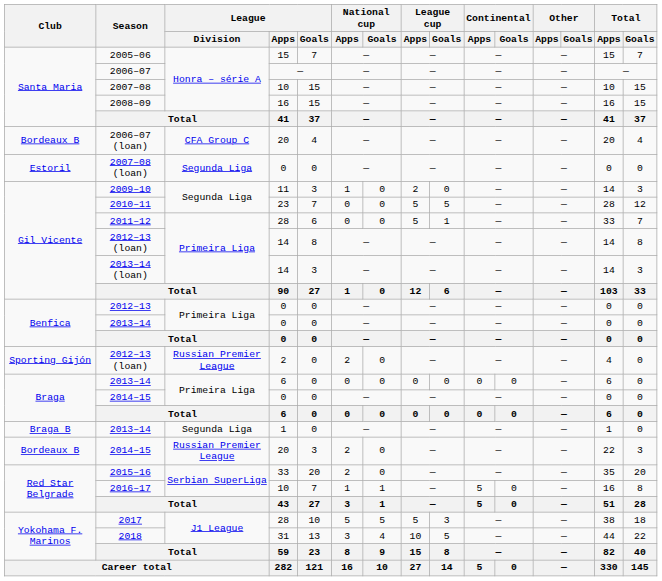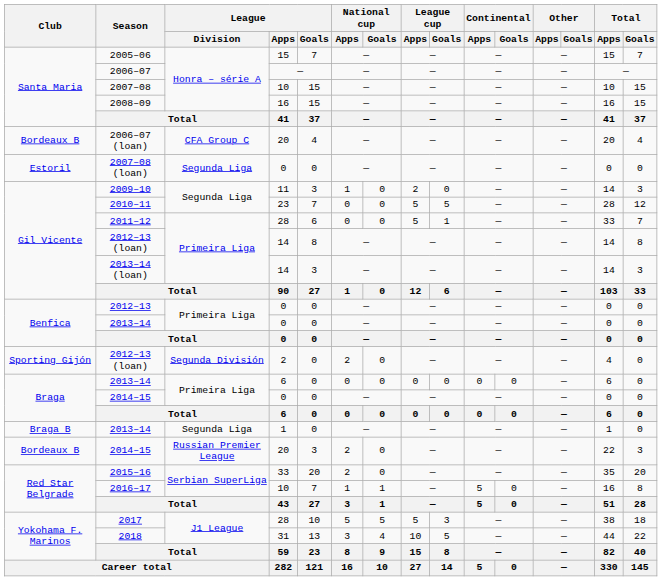(217, 360) Russian Premier League -> (217, 360) Segunda División
